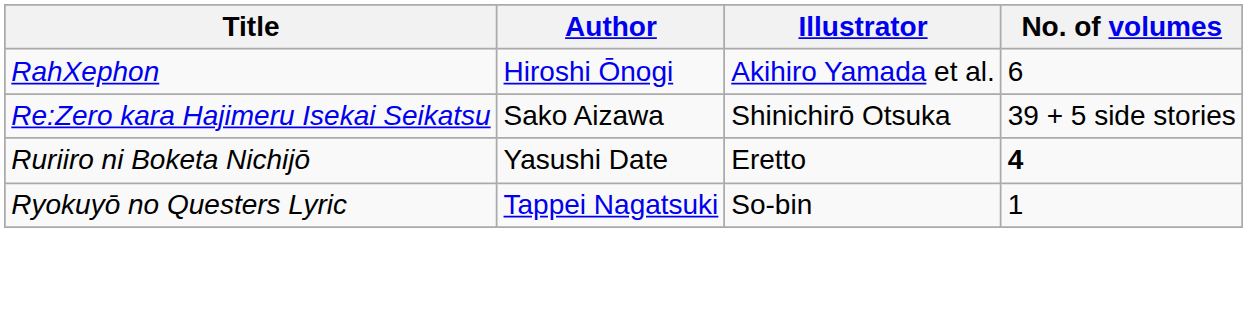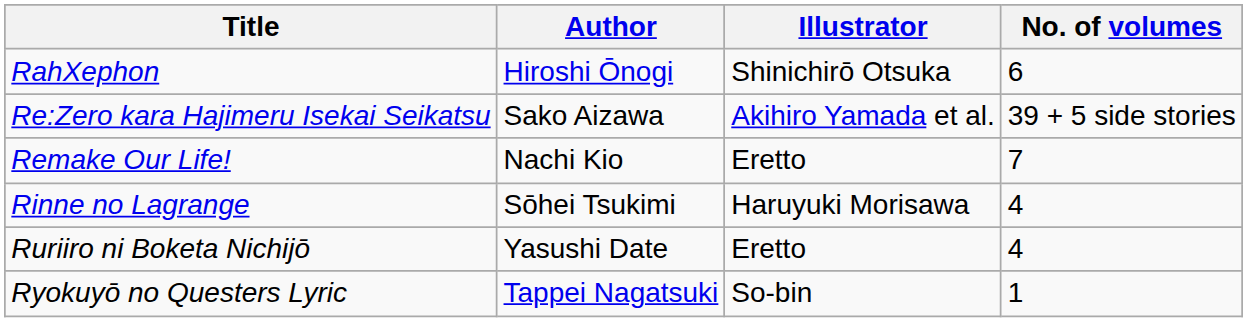(863, 71) Akihiro Yamada et al. -> (841, 71) Shinichirō Otsuka
(841, 115) Shinichirō Otsuka -> (863, 115) Akihiro Yamada et al.
+ row: (121, 159)
+ row: (130, 204)
(1016, 159) bold -> (1016, 248) normal
